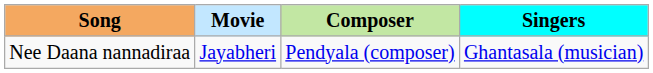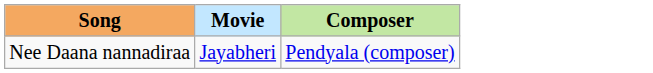- column: (554, 20)
